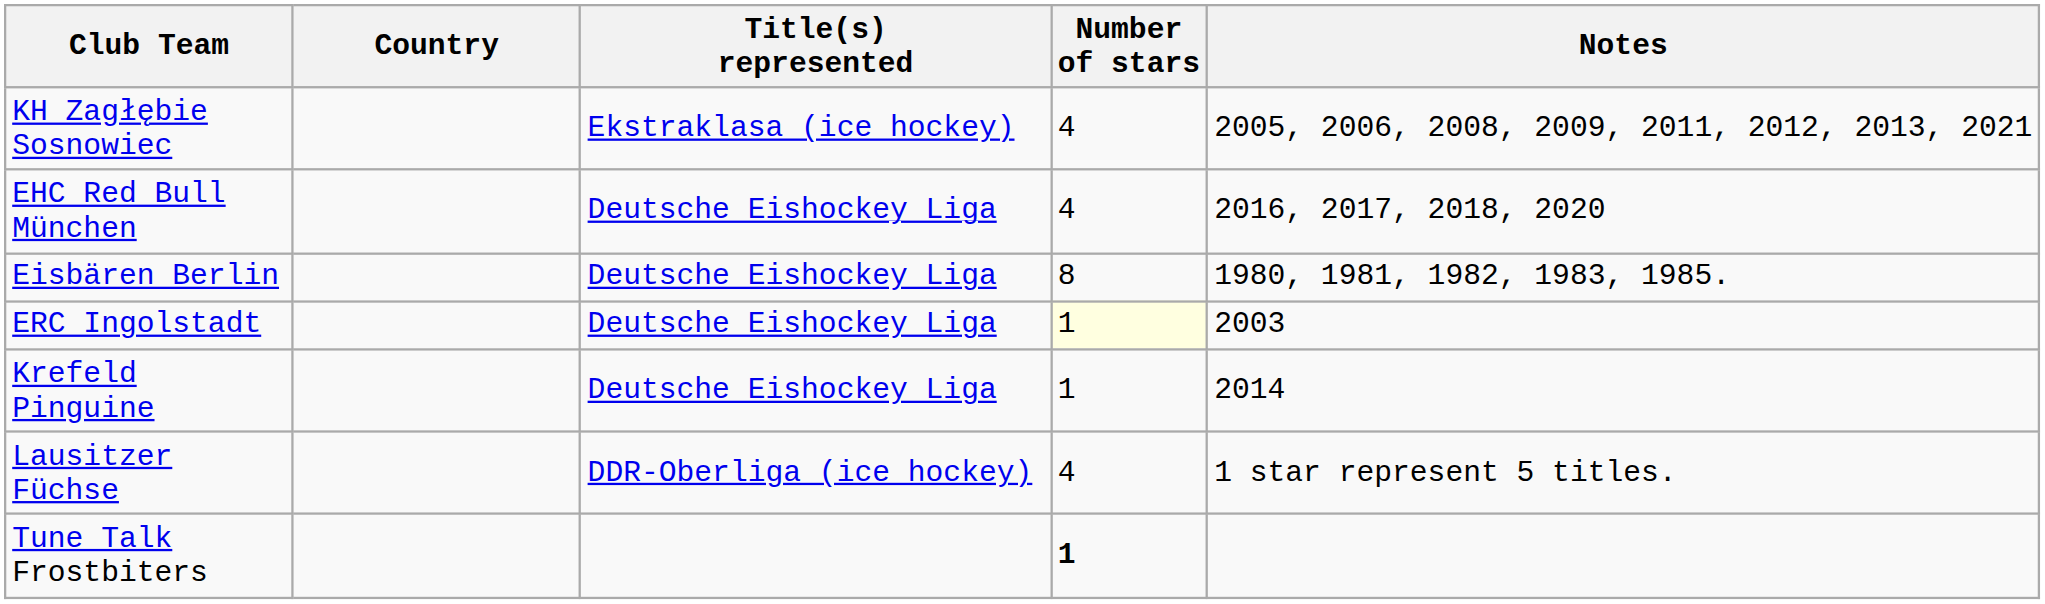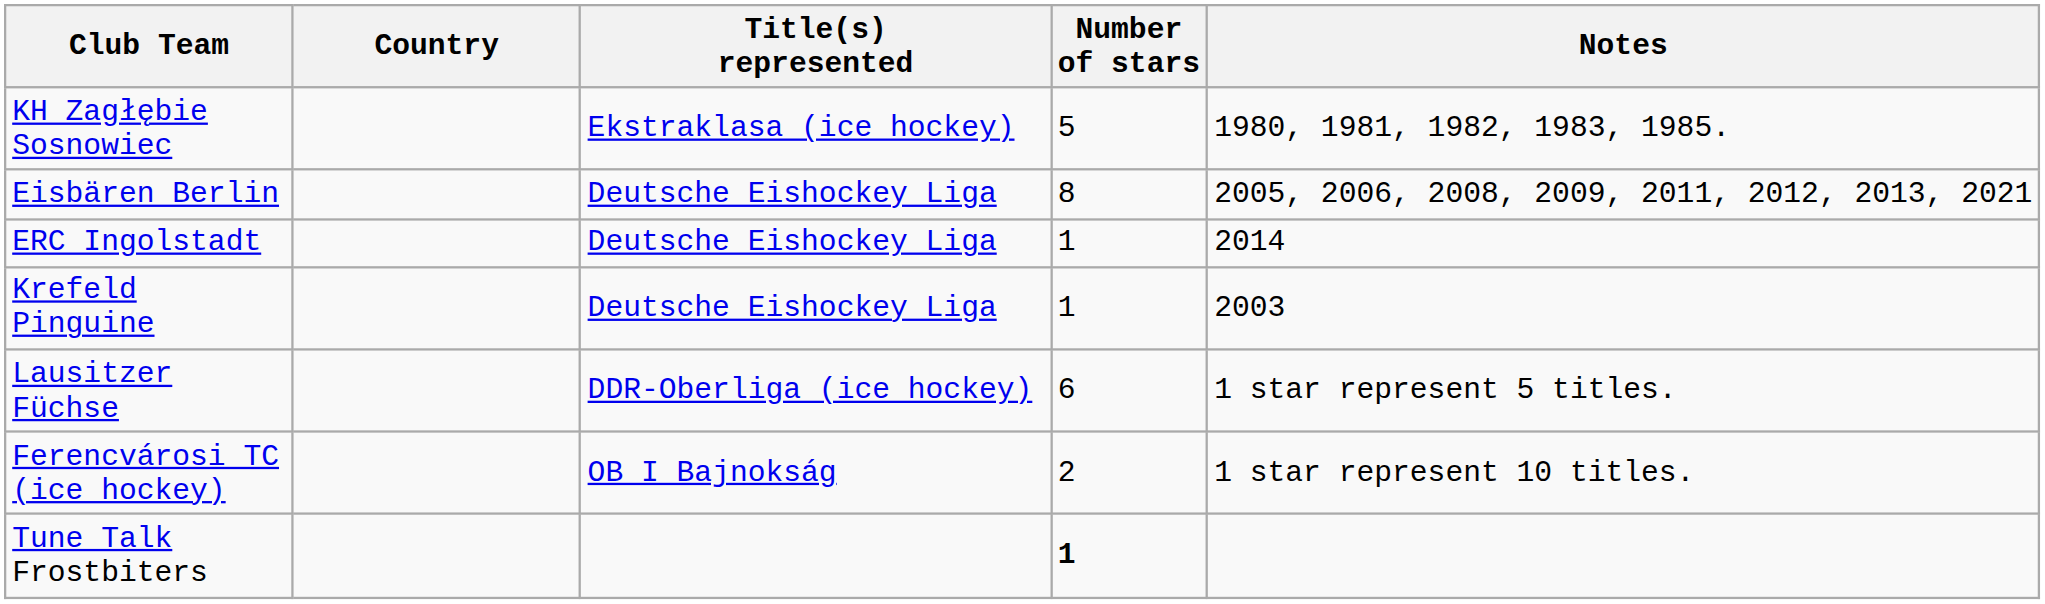(1067, 129) 4 -> (1067, 129) 5
(1623, 129) 2005, 2006, 2008, 2009, 2011, 2012, 2013, 2021 -> (1472, 129) 1980, 1981, 1982, 1983, 1985.
- row: (119, 211)
(1472, 277) 1980, 1981, 1982, 1983, 1985. -> (1623, 194) 2005, 2006, 2008, 2009, 2011, 2012, 2013, 2021
(1067, 325) lightyellow background -> (1067, 243) no background
(1250, 325) 2003 -> (1250, 243) 2014
(1250, 391) 2014 -> (1250, 308) 2003
(1067, 473) 4 -> (1067, 391) 6
+ row: (146, 473)
